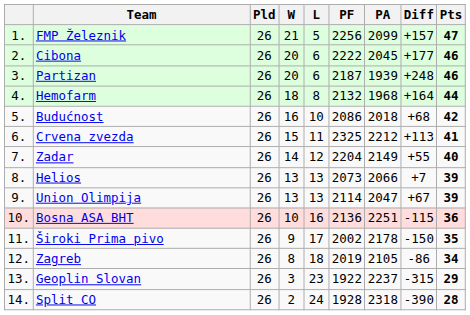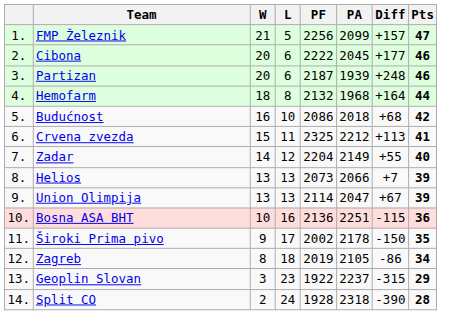- column: (264, 15)
